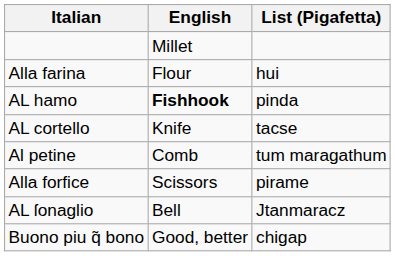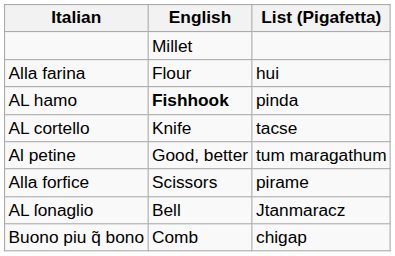(175, 155) Comb -> (200, 155) Good, better
(200, 237) Good, better -> (175, 237) Comb
